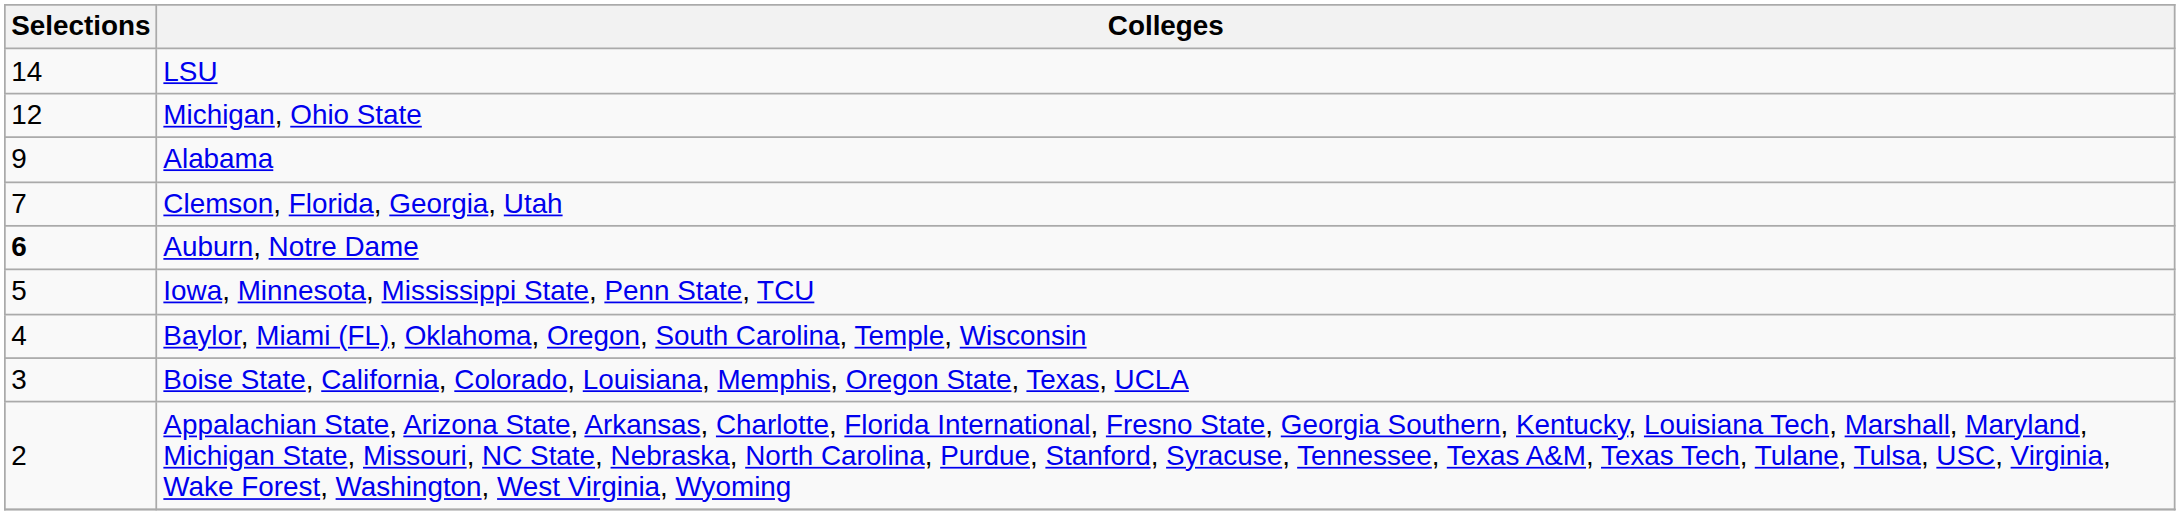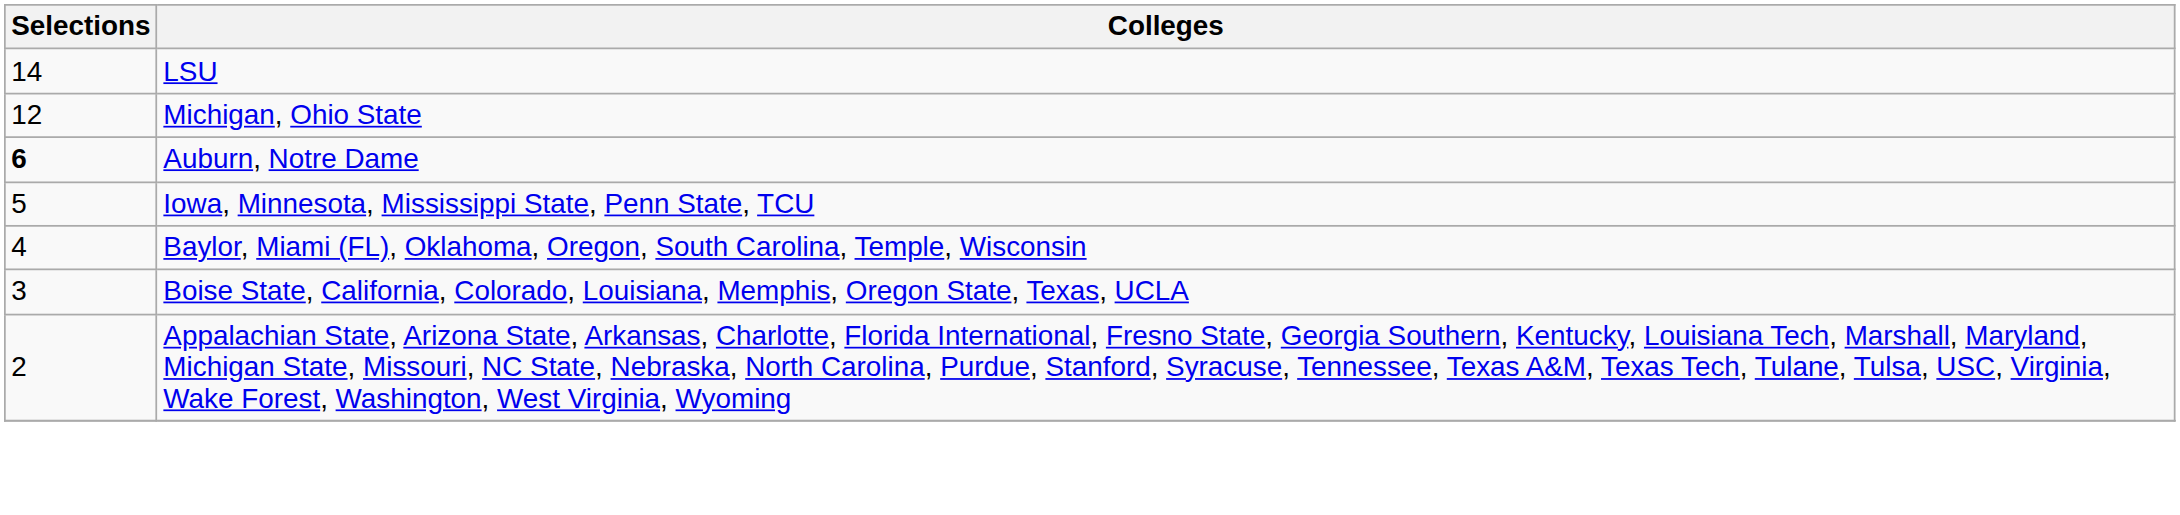- row: (218, 159)
- row: (363, 203)
